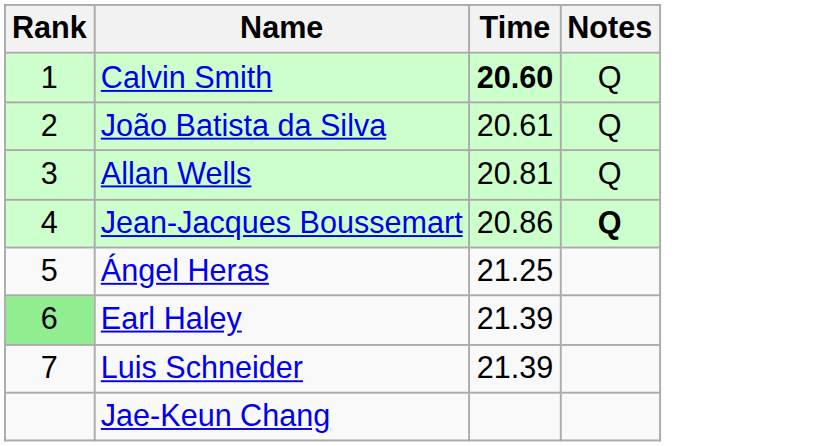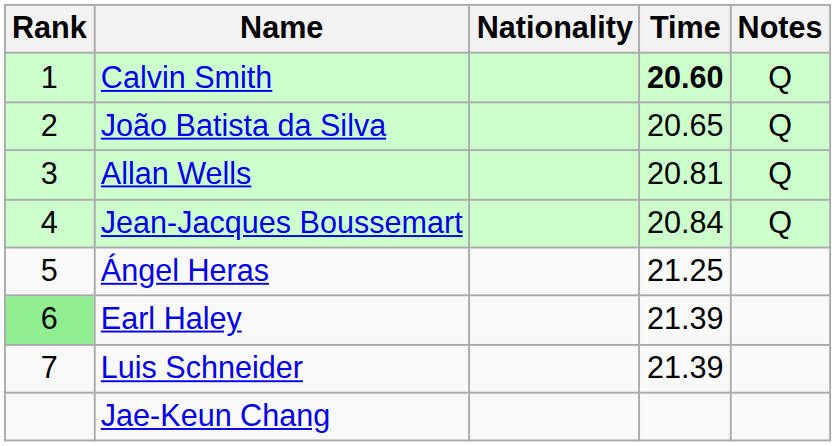+ column: (555, 28)
(515, 125) 20.61 -> (685, 125) 20.65
(515, 222) 20.86 -> (685, 222) 20.84
(610, 222) bold -> (780, 222) normal
